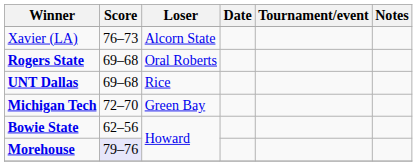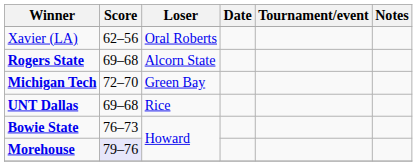(121, 37) 76–73 -> (121, 37) 62–56
(180, 37) Alcorn State -> (181, 37) Oral Roberts
(181, 60) Oral Roberts -> (180, 60) Alcorn State
rows swapped: (52, 104) <-> (43, 82)
(121, 127) 62–56 -> (121, 127) 76–73
